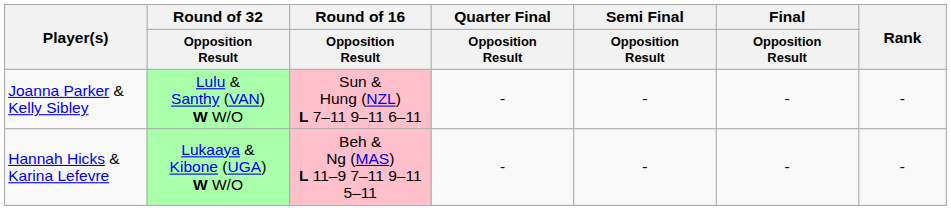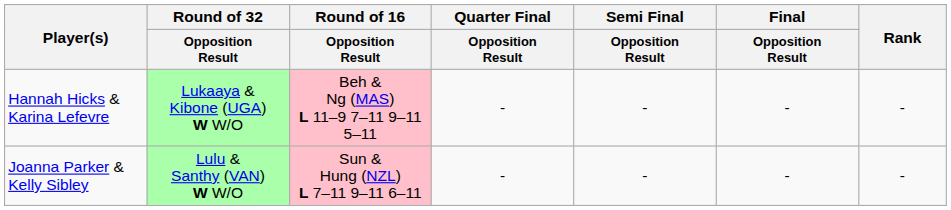rows swapped: (66, 100) <-> (64, 167)
